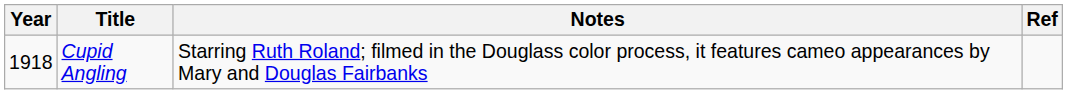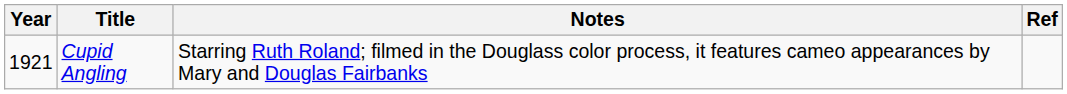(31, 61) 1918 -> (31, 61) 1921
